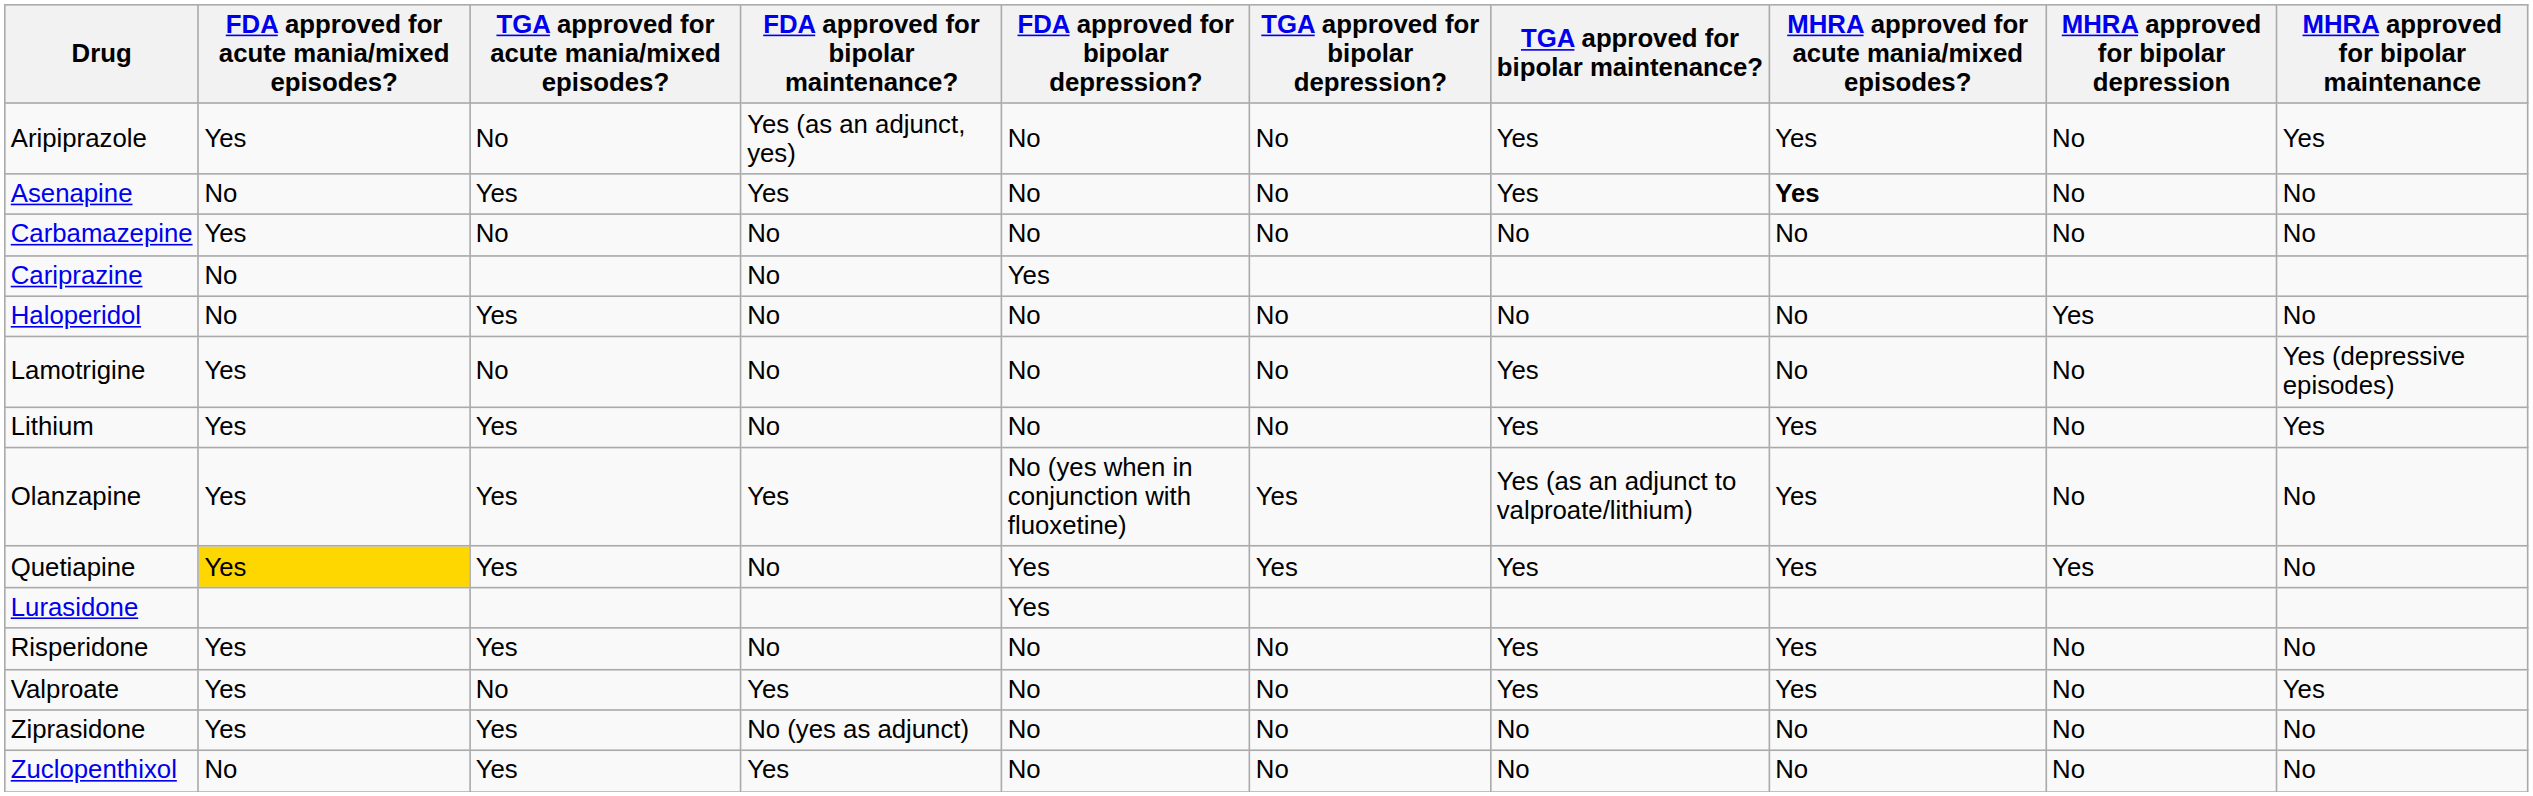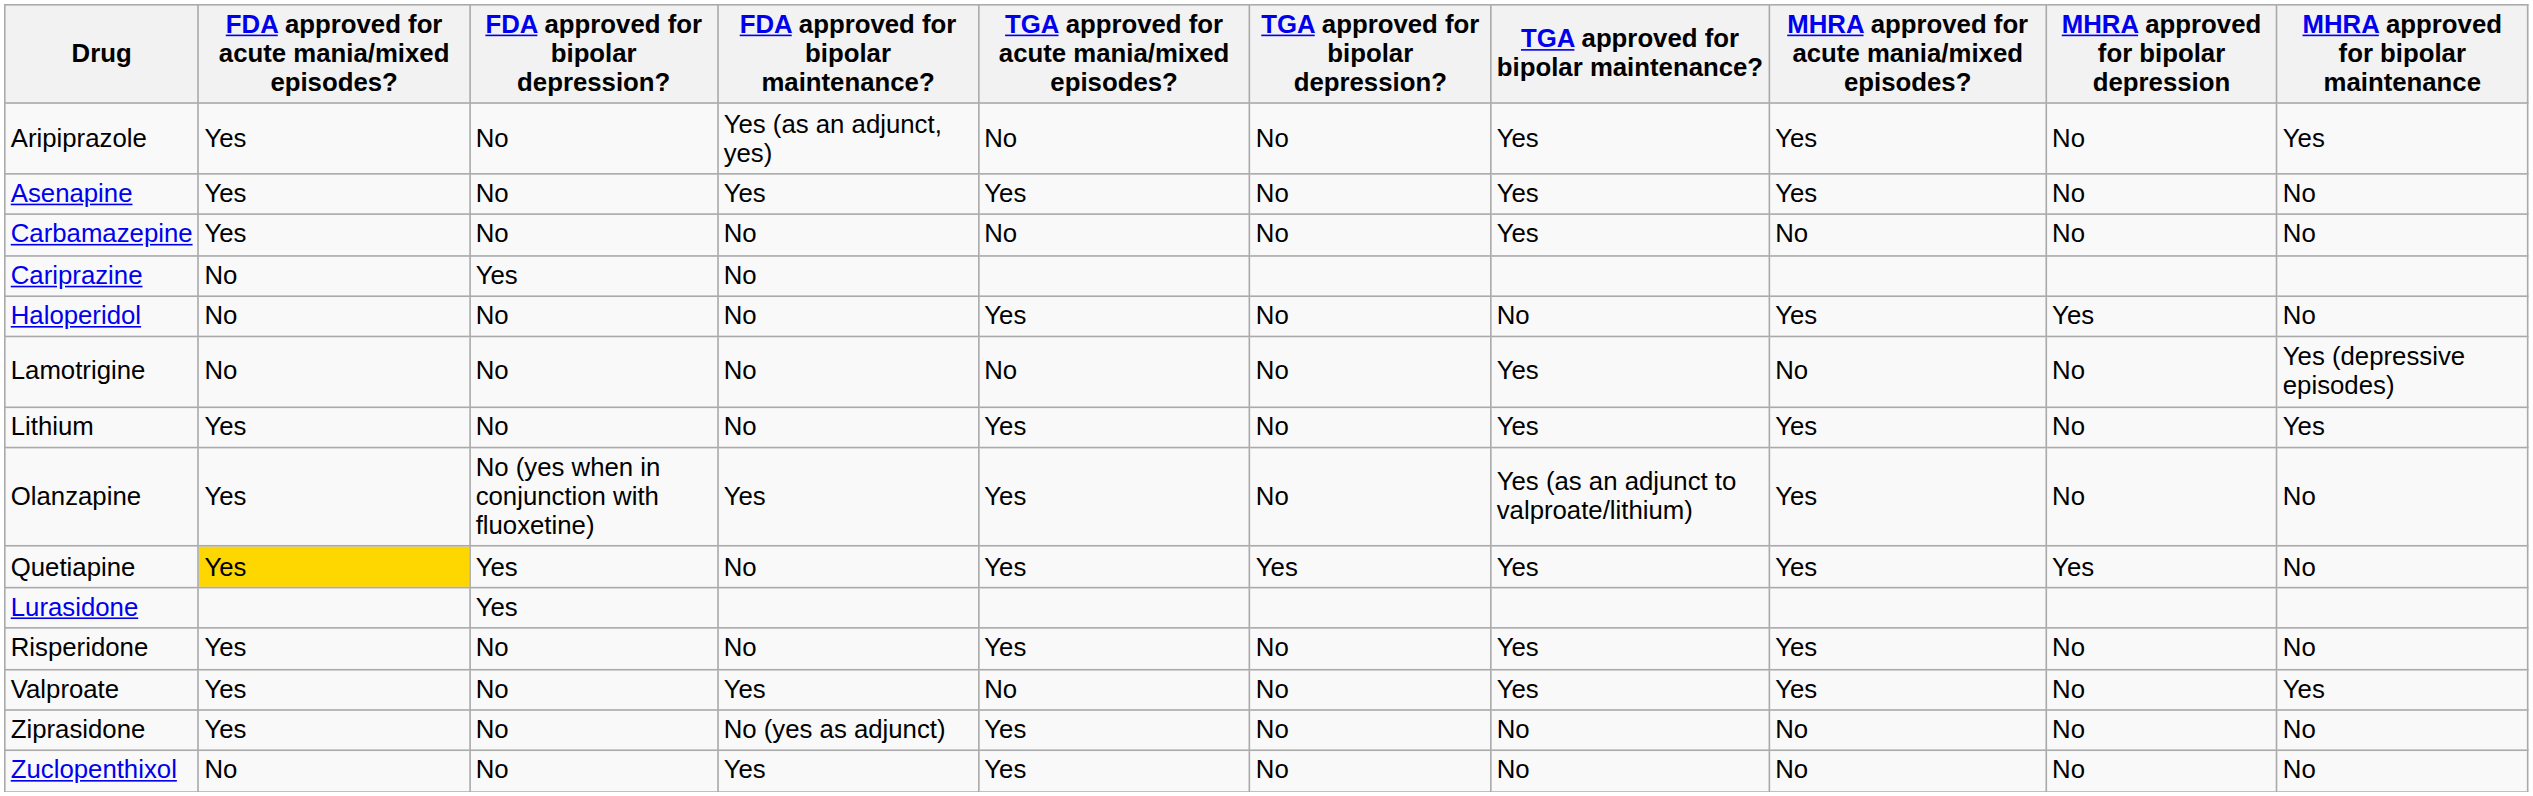columns swapped: (1126, 53) <-> (605, 53)
(221, 193) No -> (225, 193) Yes
(1797, 193) bold -> (1796, 193) normal
(1513, 234) No -> (1518, 234) Yes
(1792, 316) No -> (1796, 316) Yes
(225, 371) Yes -> (221, 371) No
(1277, 496) Yes -> (1272, 496) No
